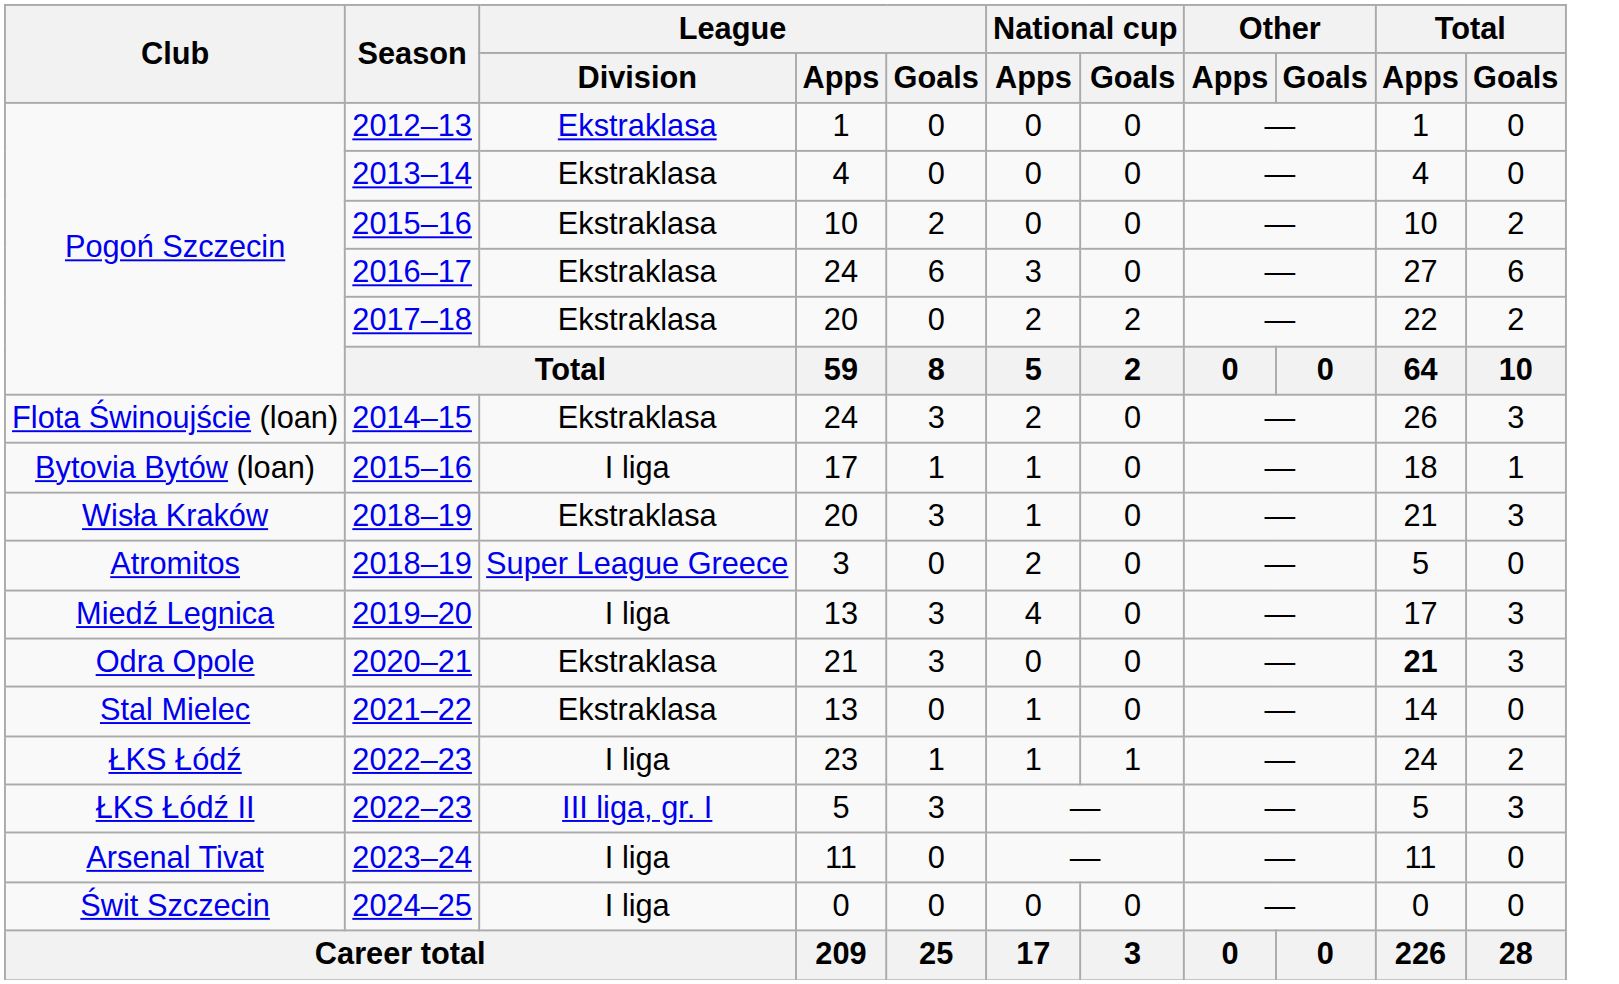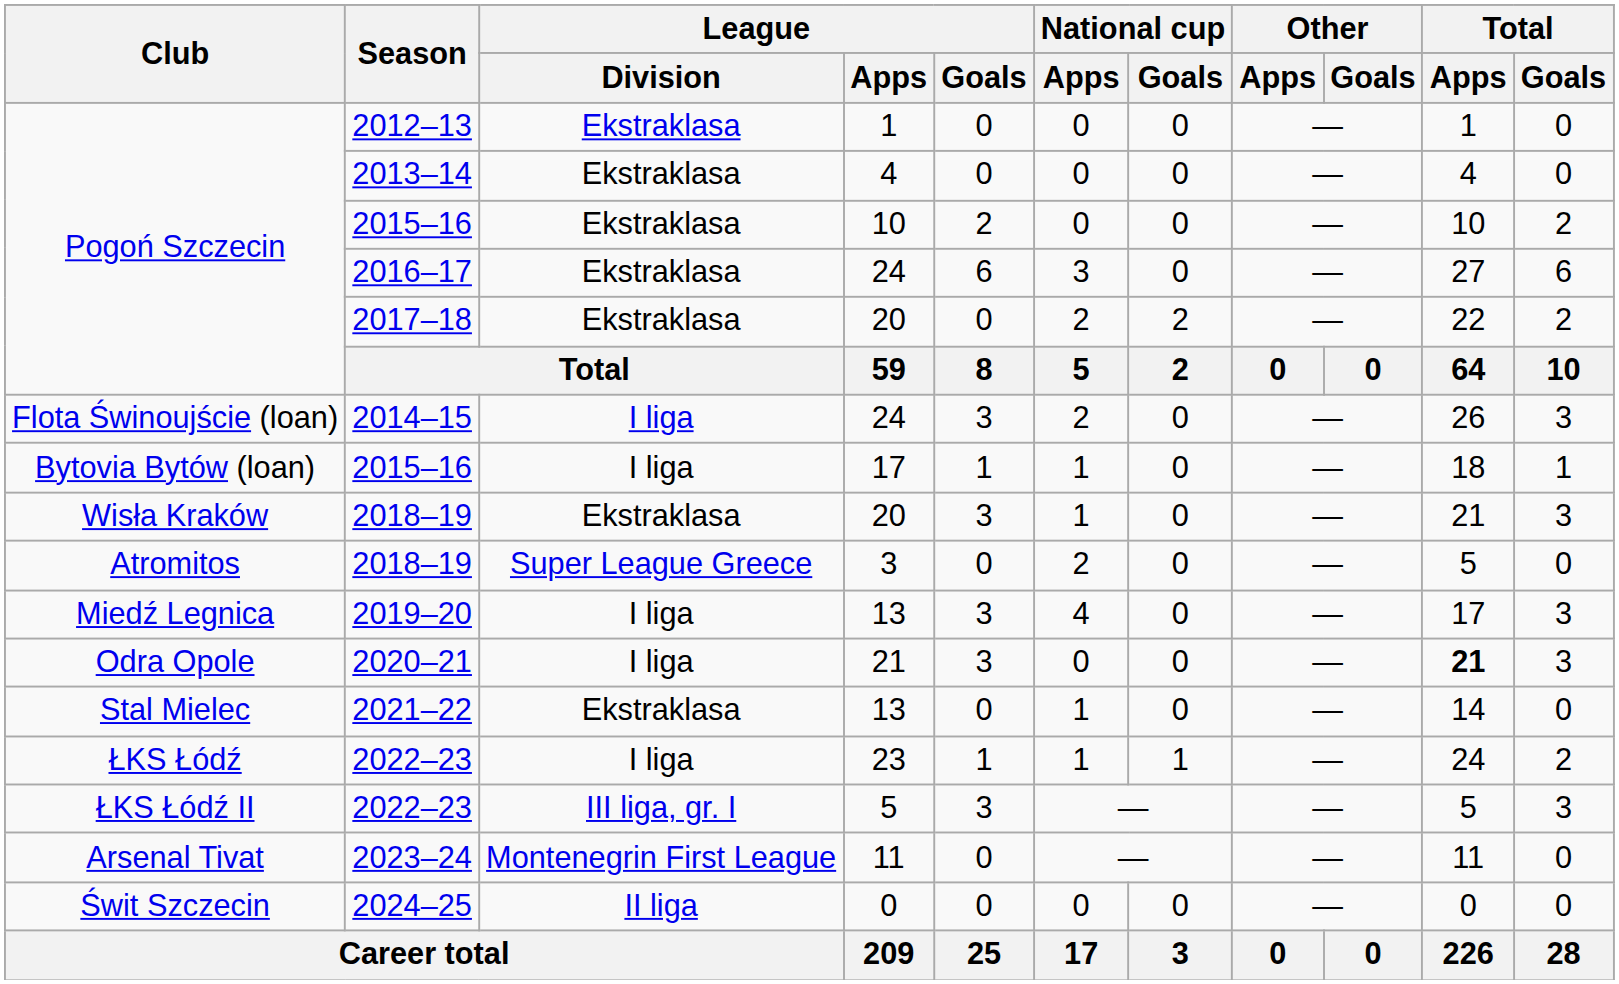(637, 418) Ekstraklasa -> (661, 418) I liga
(637, 662) Ekstraklasa -> (661, 662) I liga
(637, 857) I liga -> (661, 857) Montenegrin First League
(637, 905) I liga -> (661, 905) II liga
